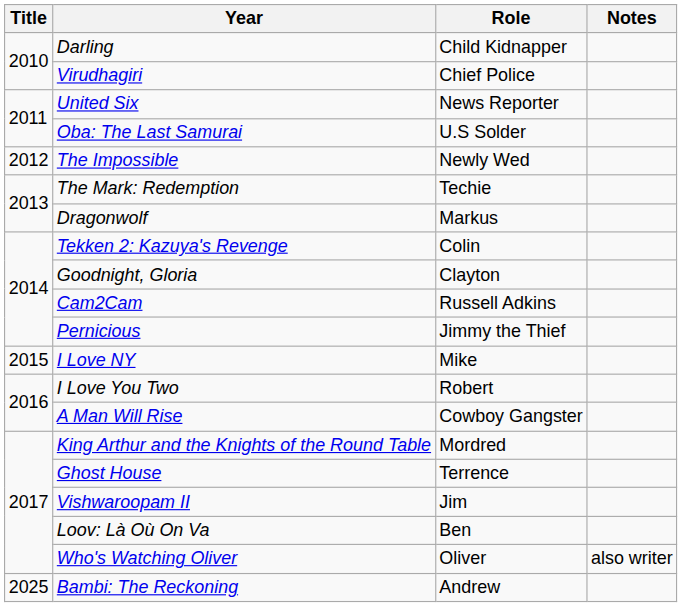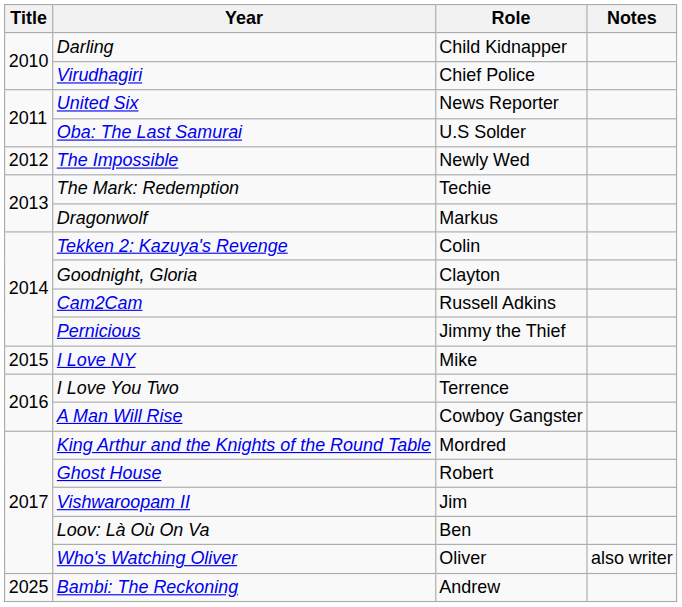(466, 388) Robert -> (474, 388) Terrence
(474, 473) Terrence -> (466, 473) Robert
